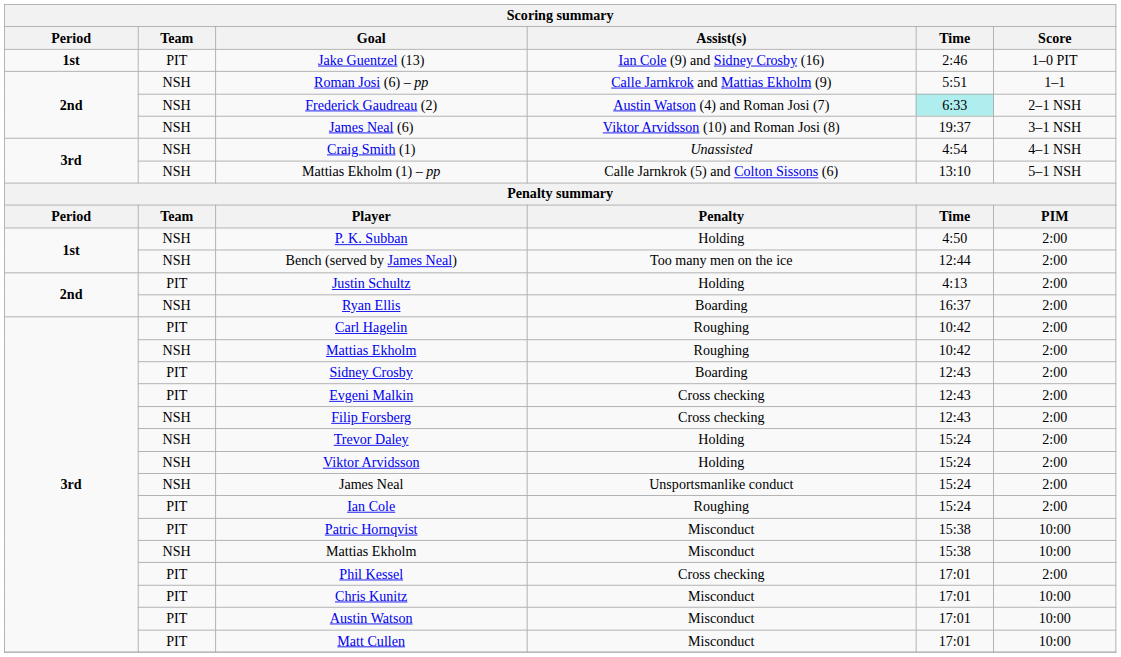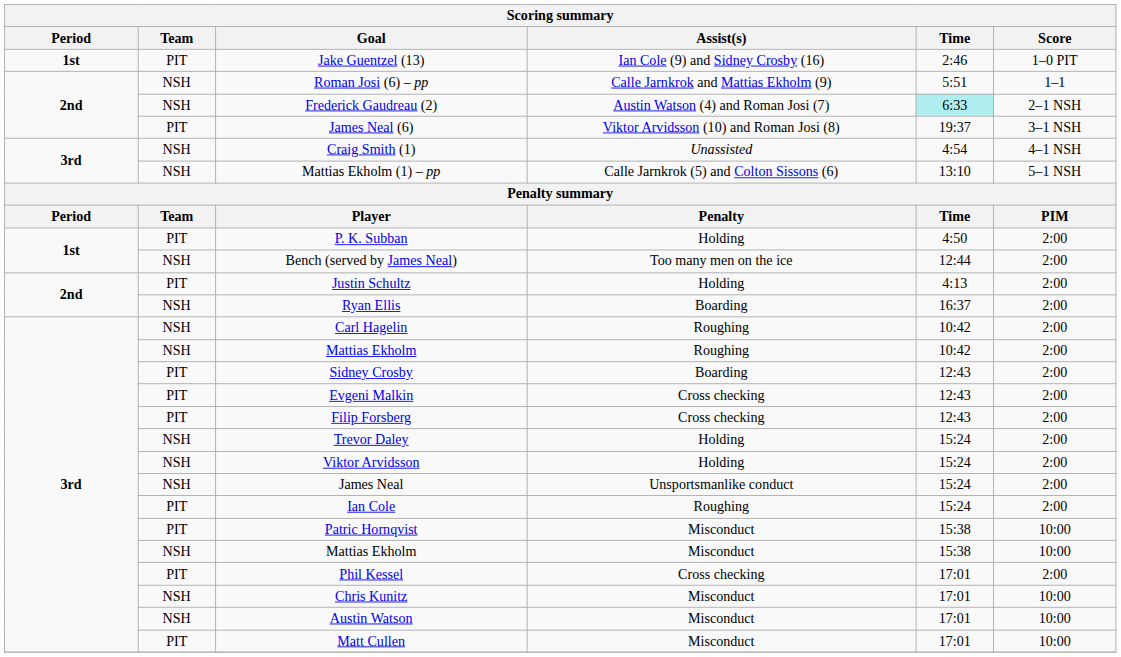(177, 127) NSH -> (177, 127) PIT
(177, 238) NSH -> (177, 238) PIT
(177, 328) PIT -> (177, 328) NSH
(177, 417) NSH -> (177, 417) PIT
(177, 596) PIT -> (177, 596) NSH
(177, 618) PIT -> (177, 618) NSH
